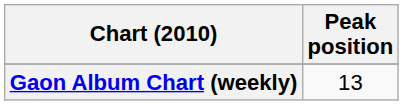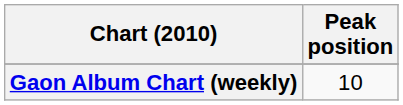(350, 81) 13 -> (350, 81) 10
